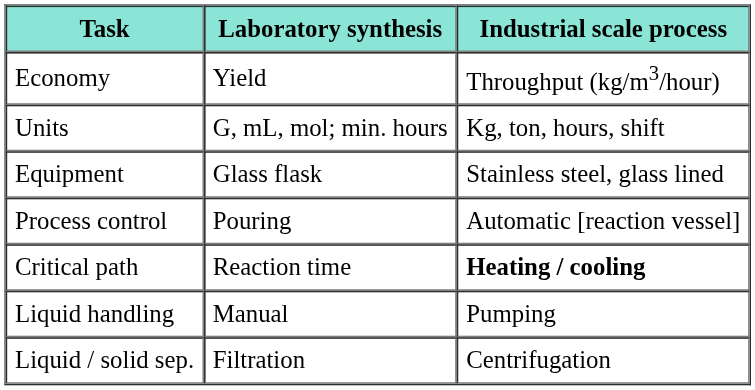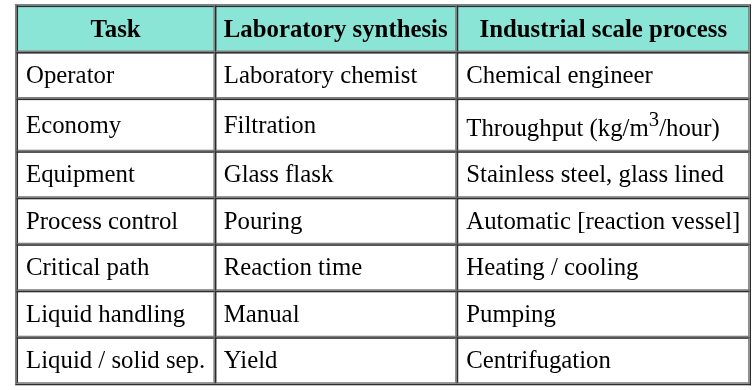+ row: (70, 75)
(240, 78) Yield -> (270, 124) Filtration
- row: (42, 128)
(556, 267) bold -> (552, 267) normal
(259, 360) Filtration -> (251, 360) Yield
